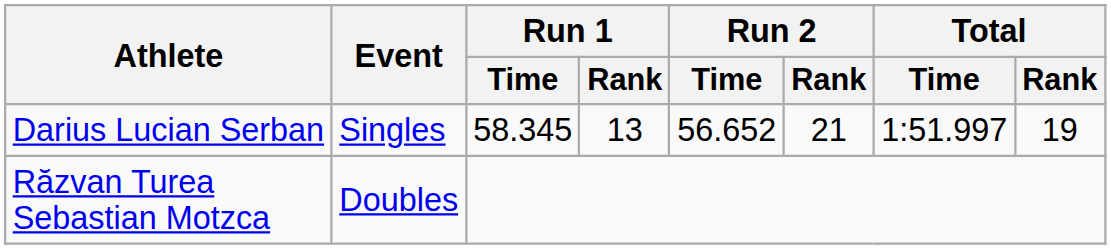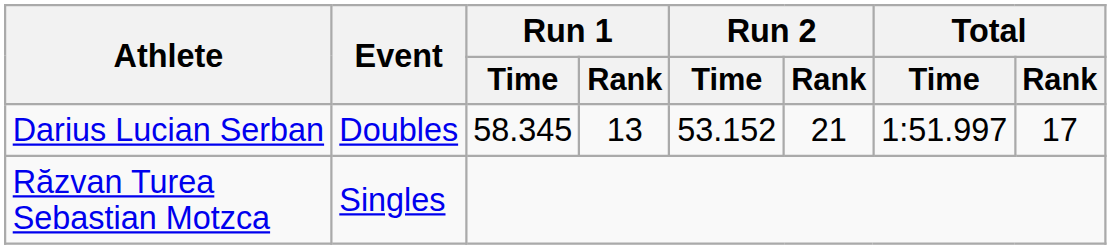(392, 131) Singles -> (399, 131) Doubles
(727, 131) 56.652 -> (727, 131) 53.152
(1060, 131) 19 -> (1060, 131) 17
(399, 200) Doubles -> (392, 200) Singles
